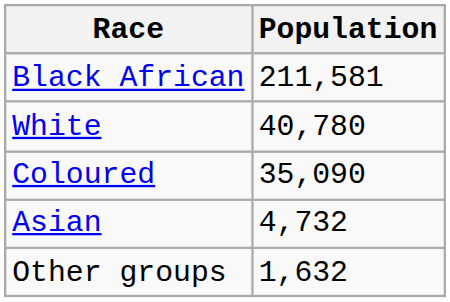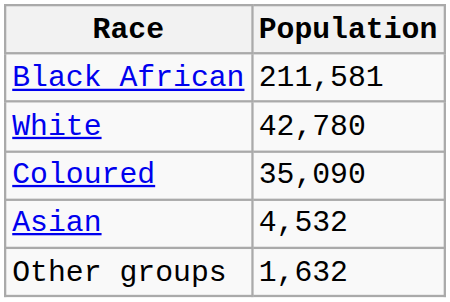(312, 126) 40,780 -> (312, 126) 42,780
(303, 223) 4,732 -> (303, 223) 4,532
